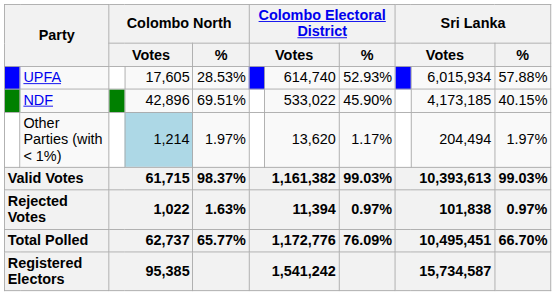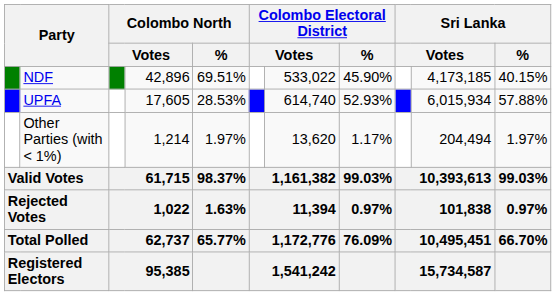rows swapped: (38, 100) <-> (42, 77)
(172, 139) lightblue background -> (172, 139) no background
